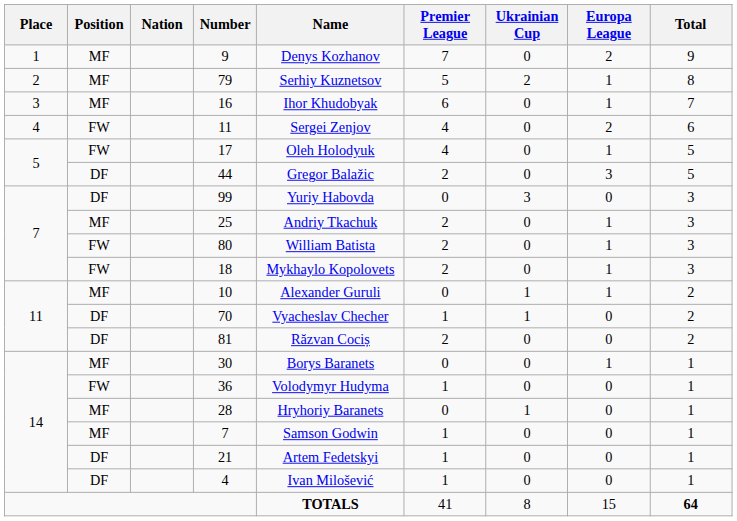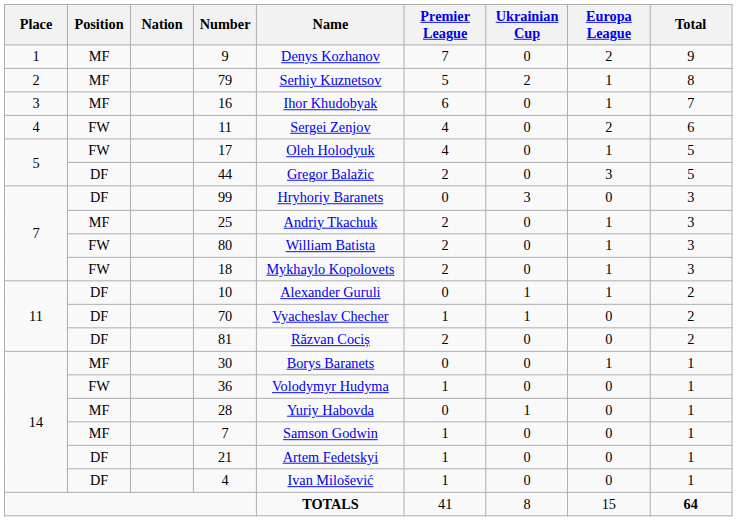(330, 198) Yuriy Habovda -> (330, 198) Hryhoriy Baranets
(99, 292) MF -> (99, 292) DF
(330, 410) Hryhoriy Baranets -> (330, 410) Yuriy Habovda
